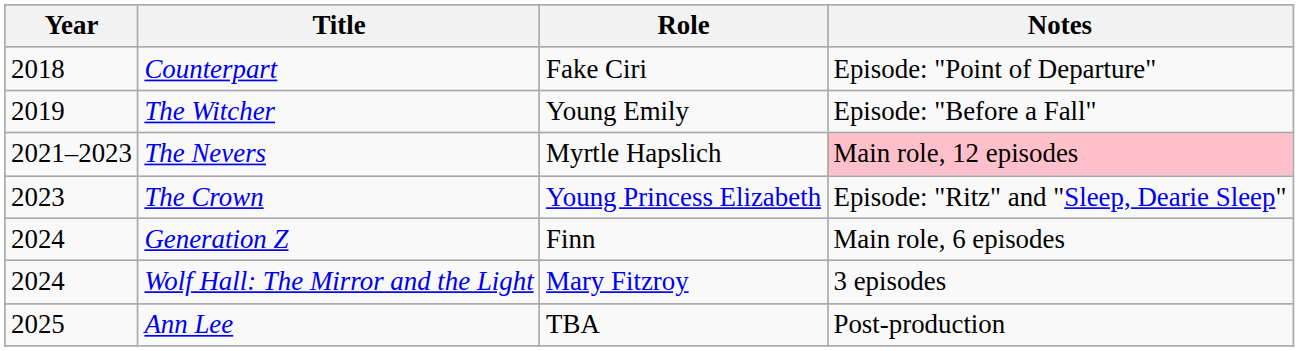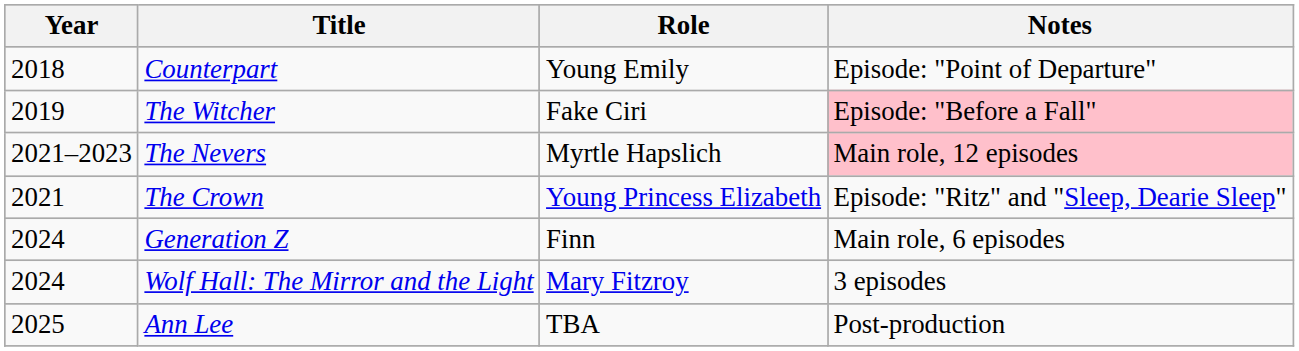(596, 68) Fake Ciri -> (618, 68) Young Emily
(618, 111) Young Emily -> (596, 111) Fake Ciri
(965, 111) no background -> (965, 111) pink background
(38, 196) 2023 -> (38, 196) 2021
